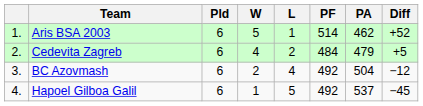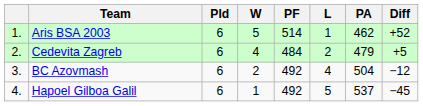columns swapped: (292, 14) <-> (328, 14)
